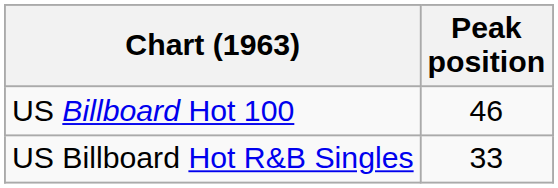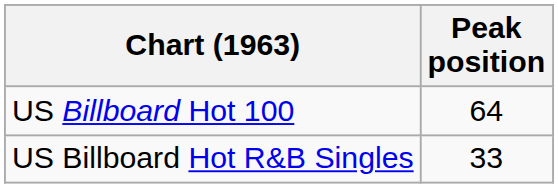(486, 110) 46 -> (486, 110) 64
